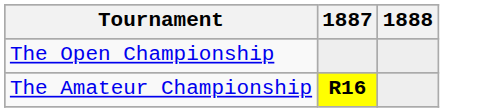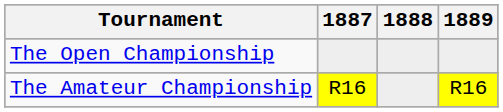+ column: (468, 22)
(347, 90) bold -> (347, 90) normal
